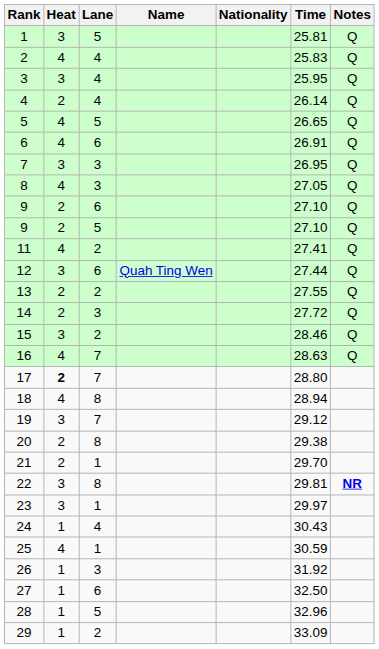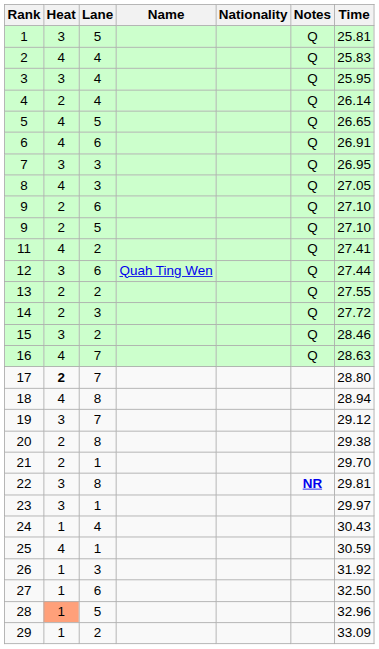columns swapped: (311, 15) <-> (352, 15)
(61, 611) no background -> (61, 611) lightsalmon background
